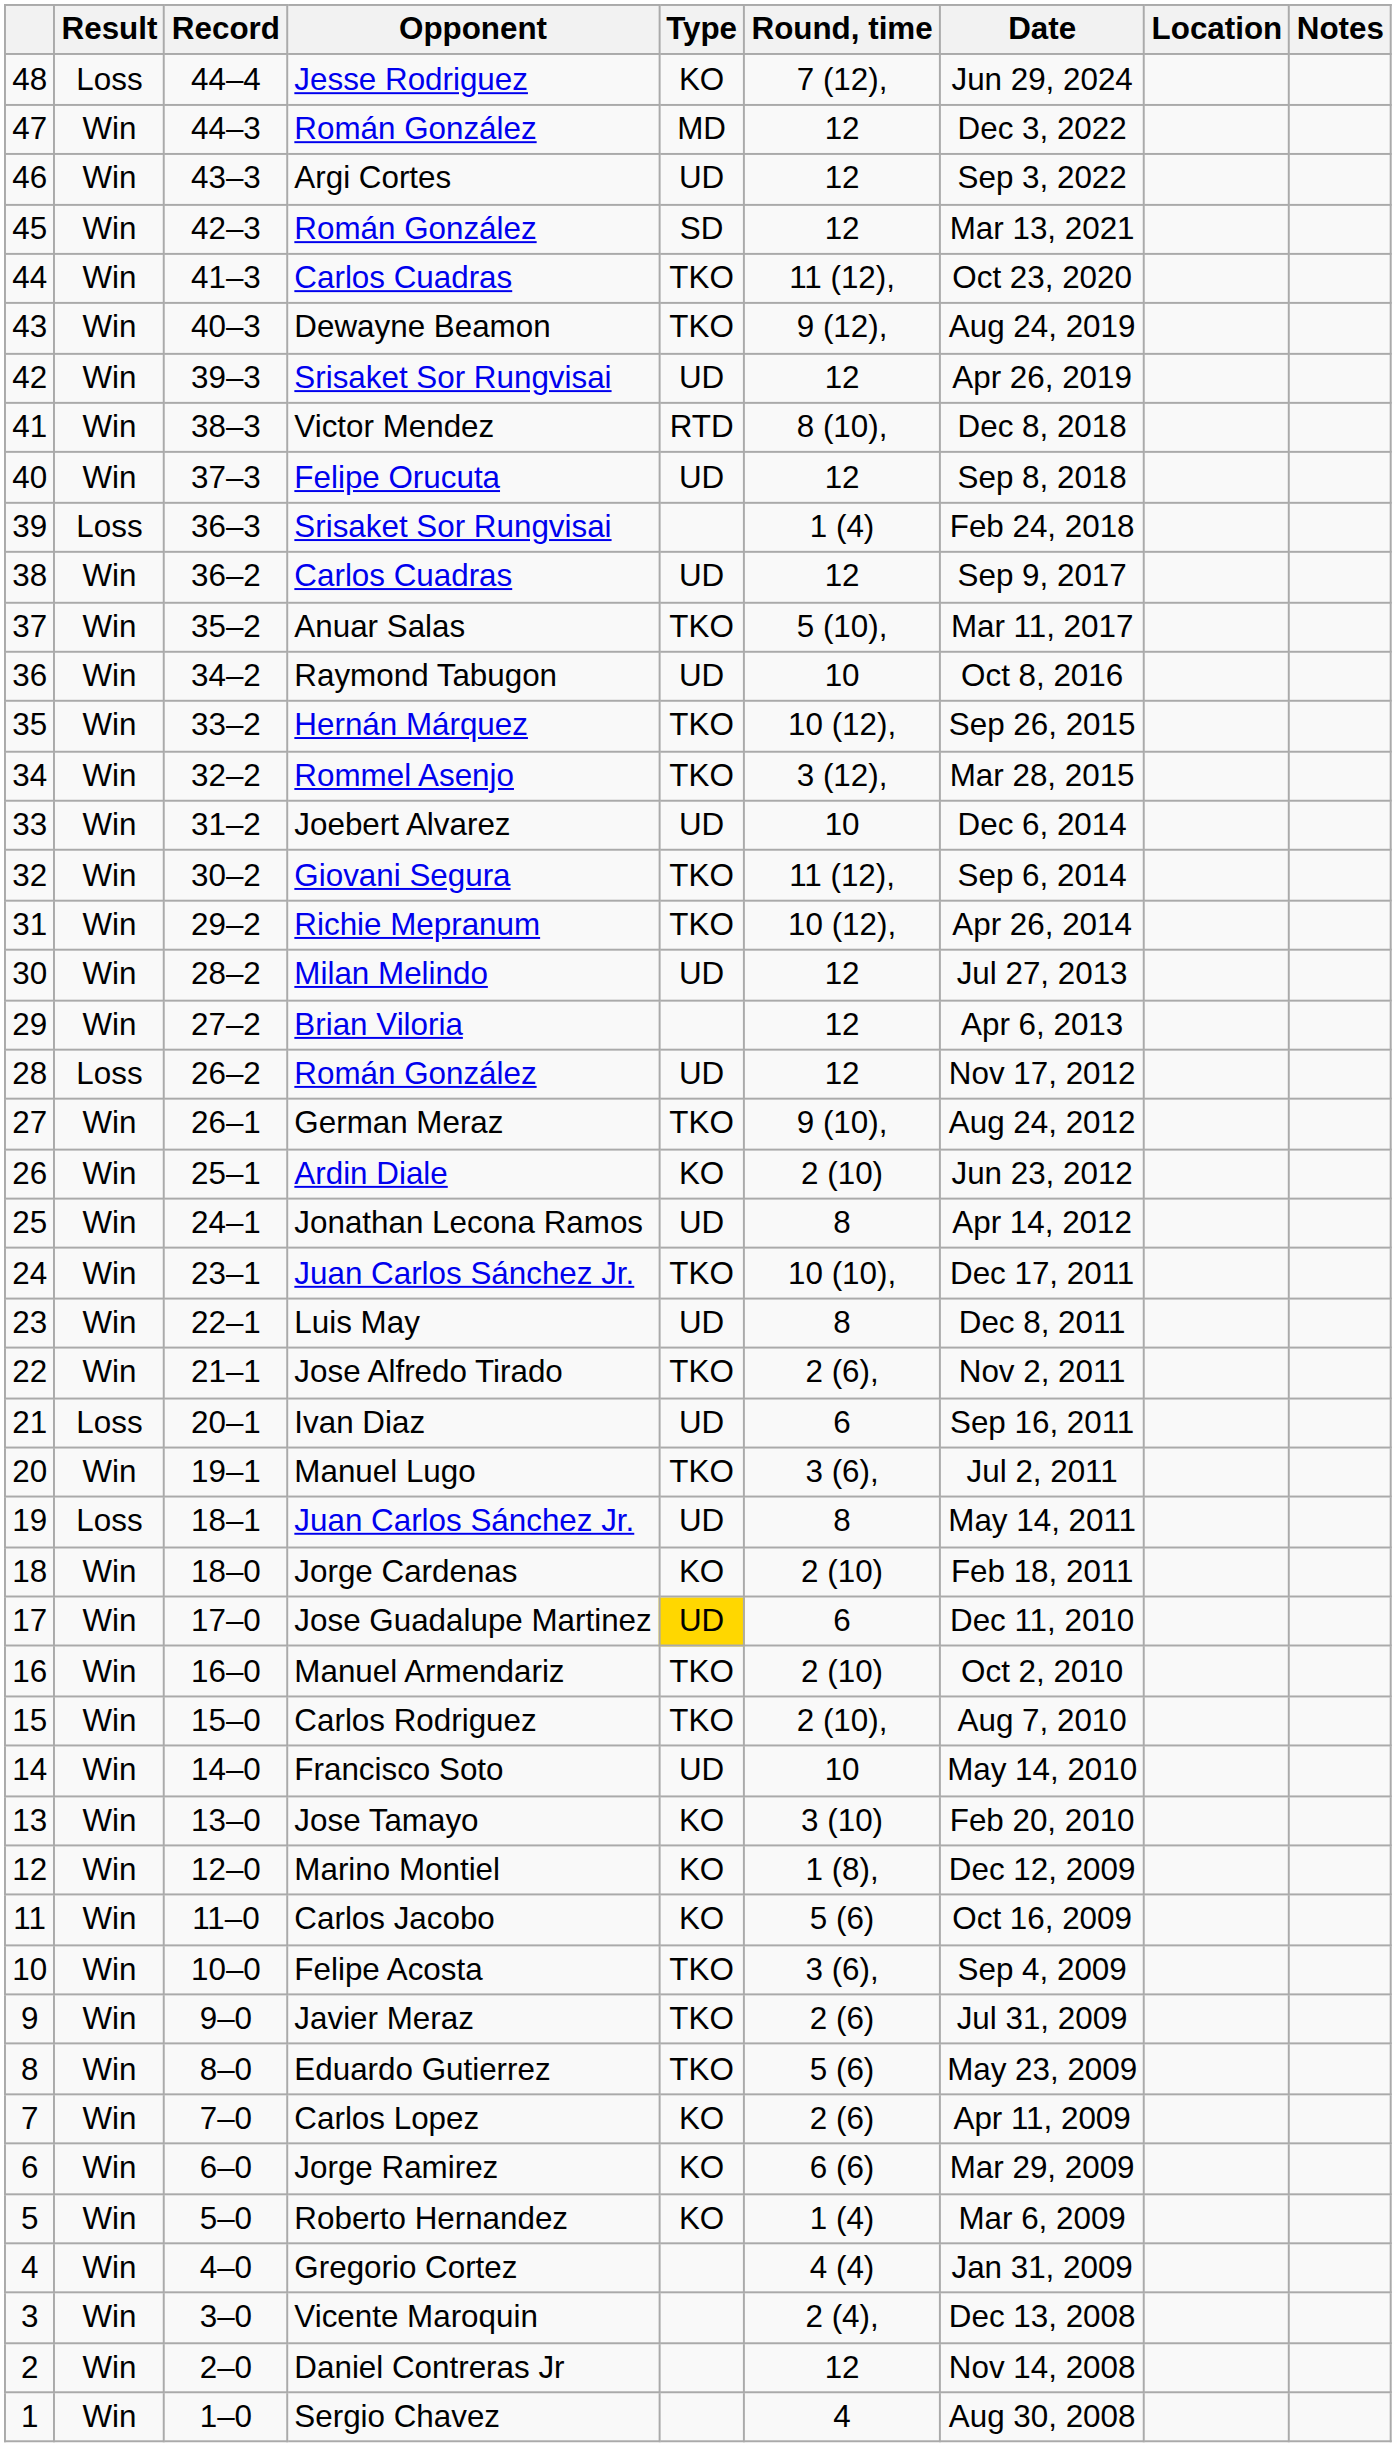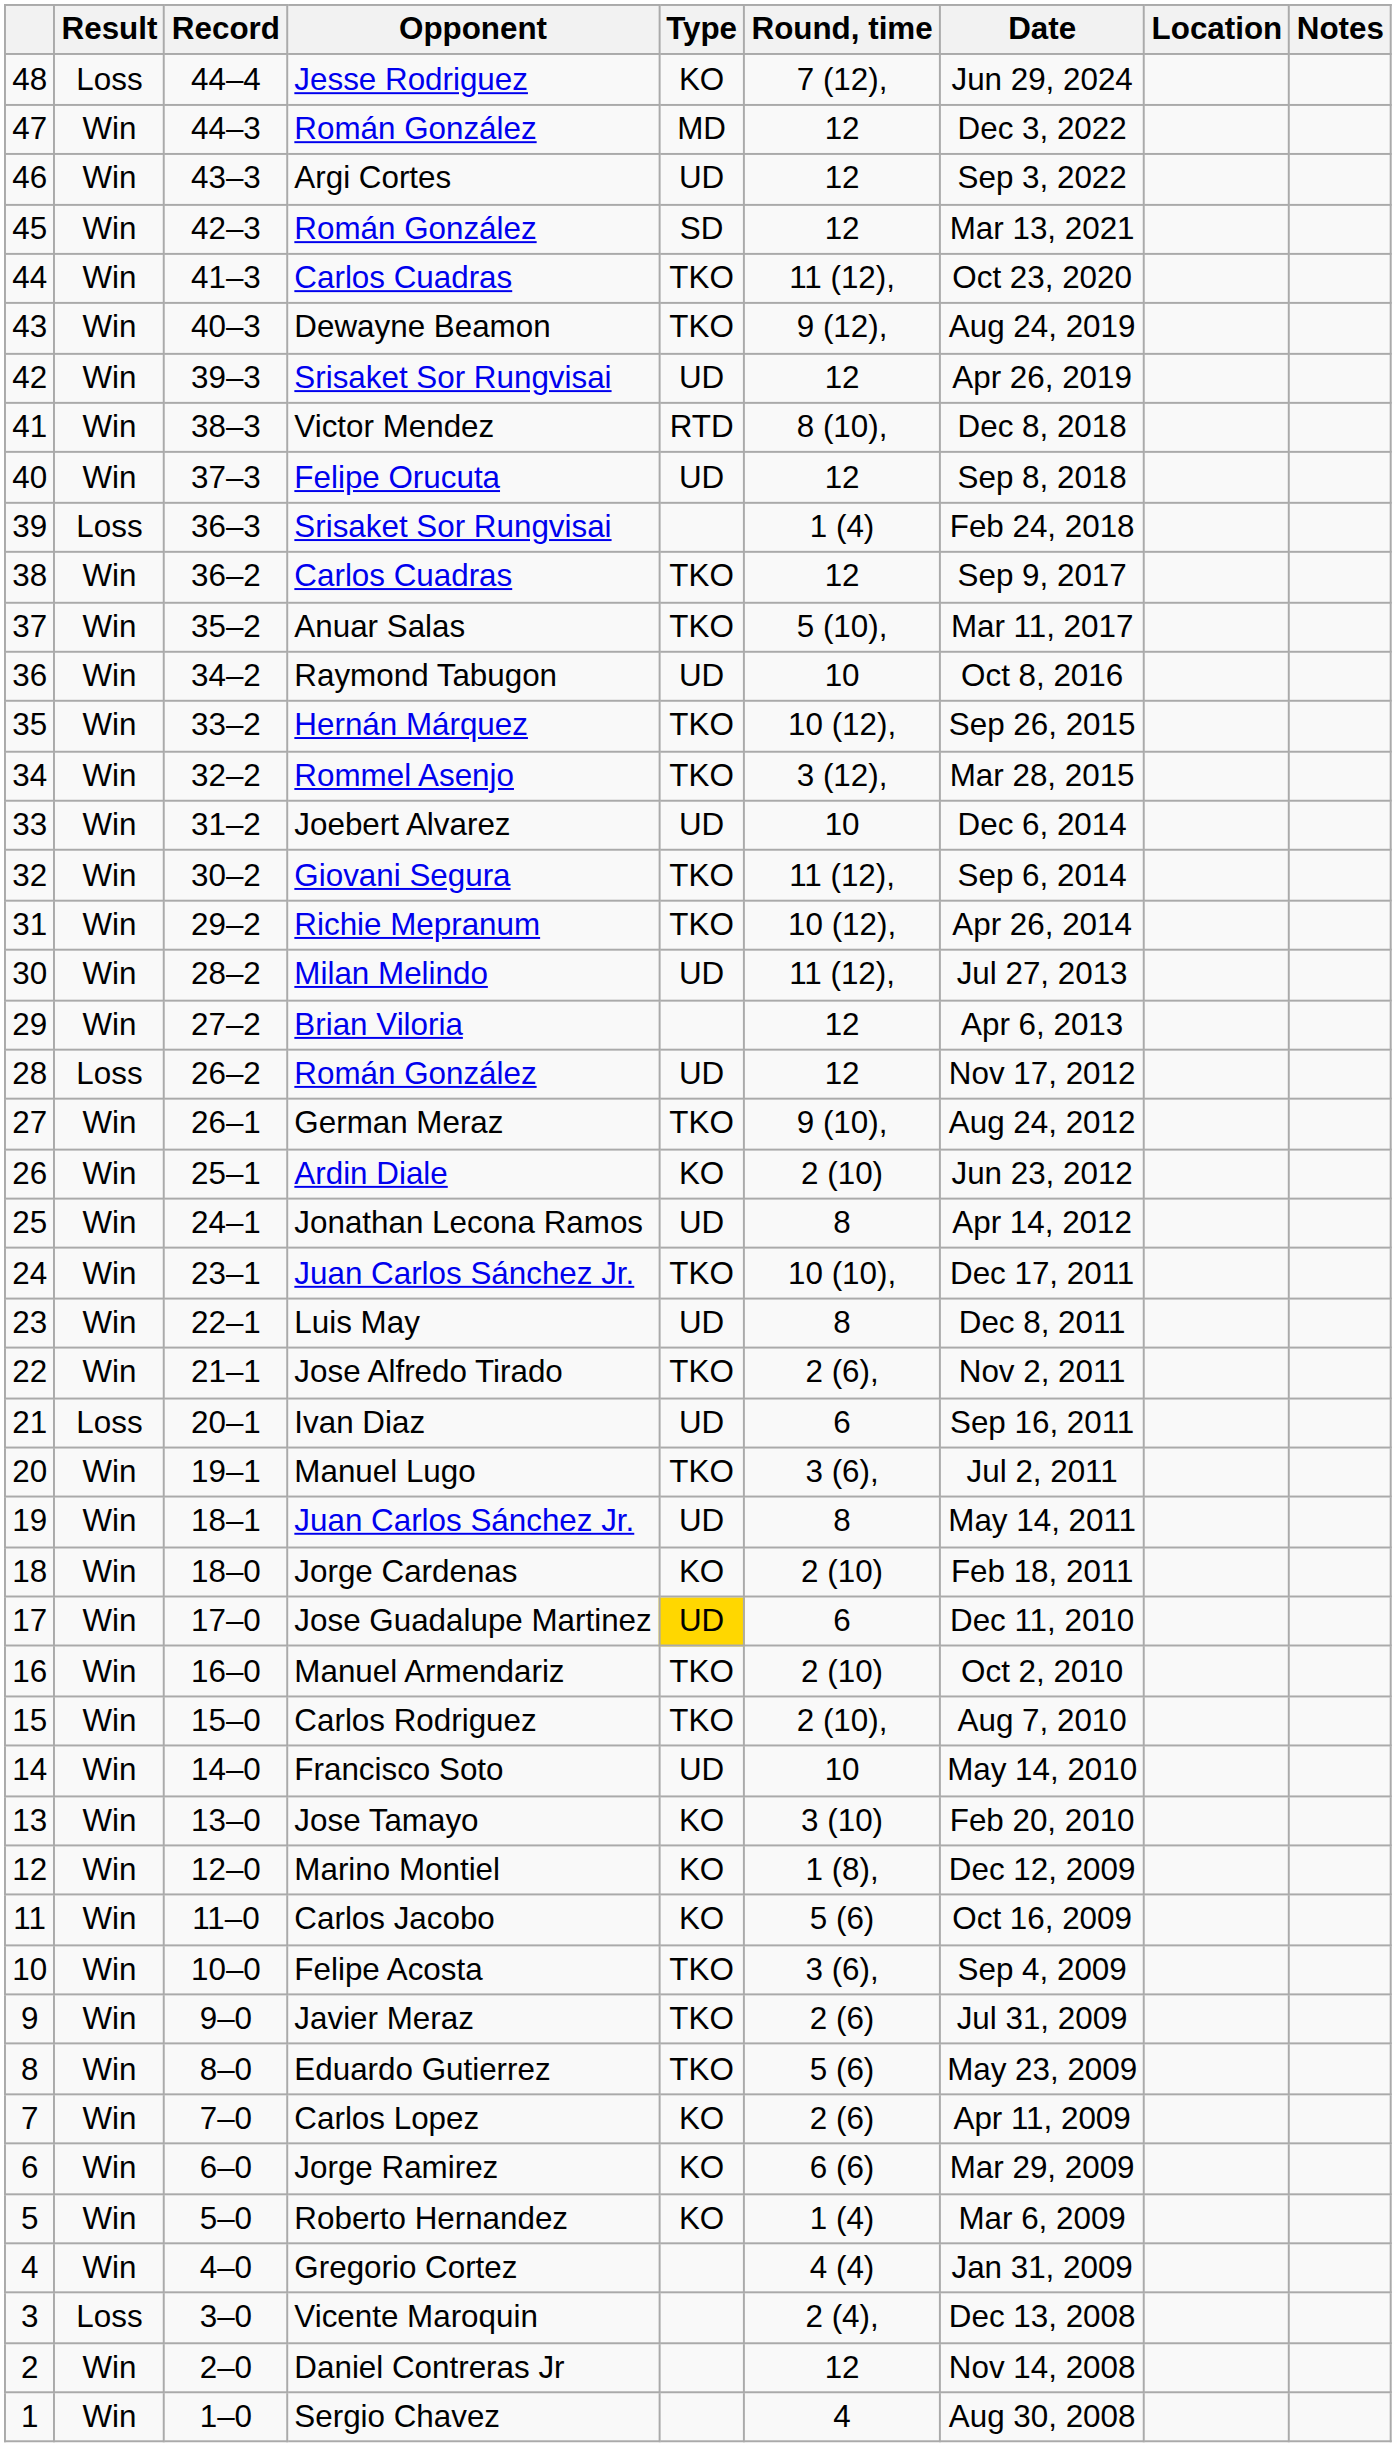(702, 576) UD -> (702, 576) TKO
(842, 974) 12 -> (842, 974) 11 (12),
(109, 1521) Loss -> (109, 1521) Win
(109, 2317) Win -> (109, 2317) Loss
